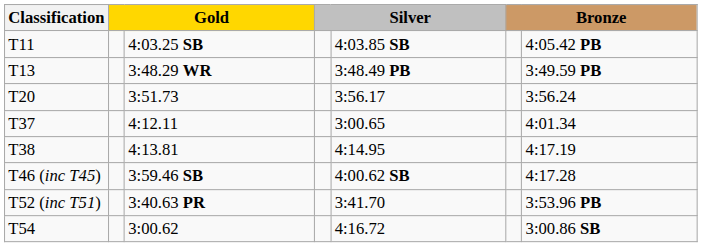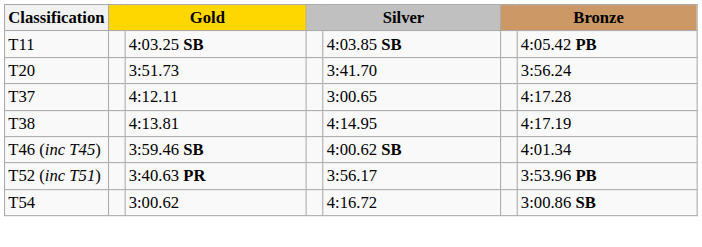- row: (170, 70)
(360, 96) 3:56.17 -> (352, 70) 3:41.70
(551, 123) 4:01.34 -> (546, 96) 4:17.28
(551, 176) 4:17.28 -> (546, 149) 4:01.34
(360, 202) 3:41.70 -> (352, 176) 3:56.17
